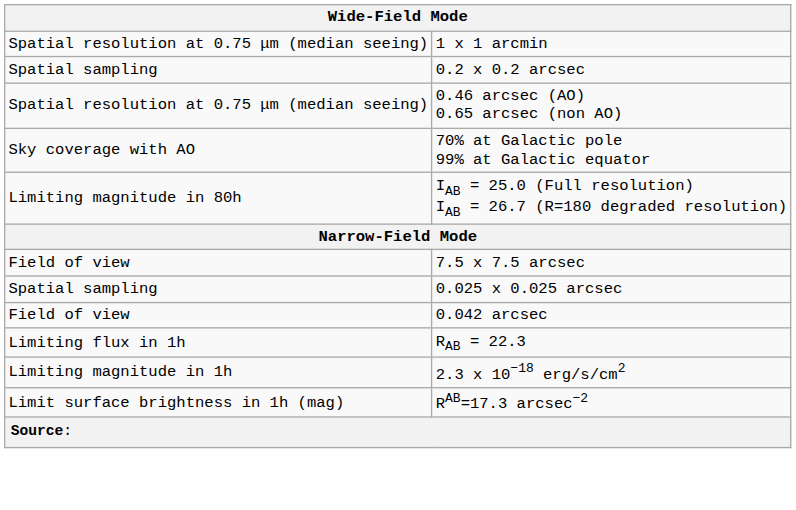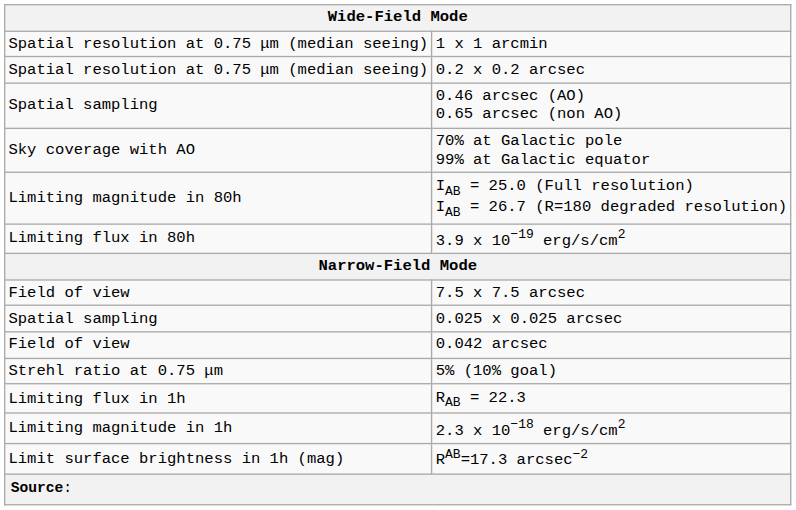(83, 70) Spatial sampling -> (218, 70) Spatial resolution at 0.75 μm (median seeing)
(218, 105) Spatial resolution at 0.75 μm (median seeing) -> (83, 105) Spatial sampling
+ row: (531, 238)
+ row: (496, 371)
